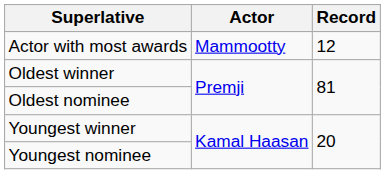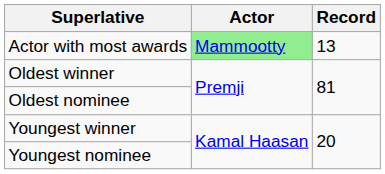(240, 45) no background -> (240, 45) lightgreen background
(326, 45) 12 -> (326, 45) 13
